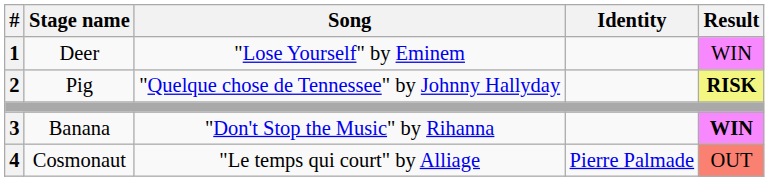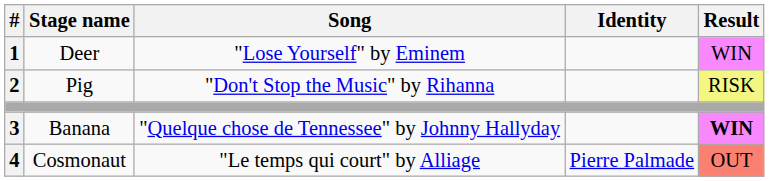(350, 85) "Quelque chose de Tennessee" by Johnny Hallyday -> (350, 85) "Don't Stop the Music" by Rihanna
(731, 85) bold -> (731, 85) normal
(350, 127) "Don't Stop the Music" by Rihanna -> (350, 127) "Quelque chose de Tennessee" by Johnny Hallyday
